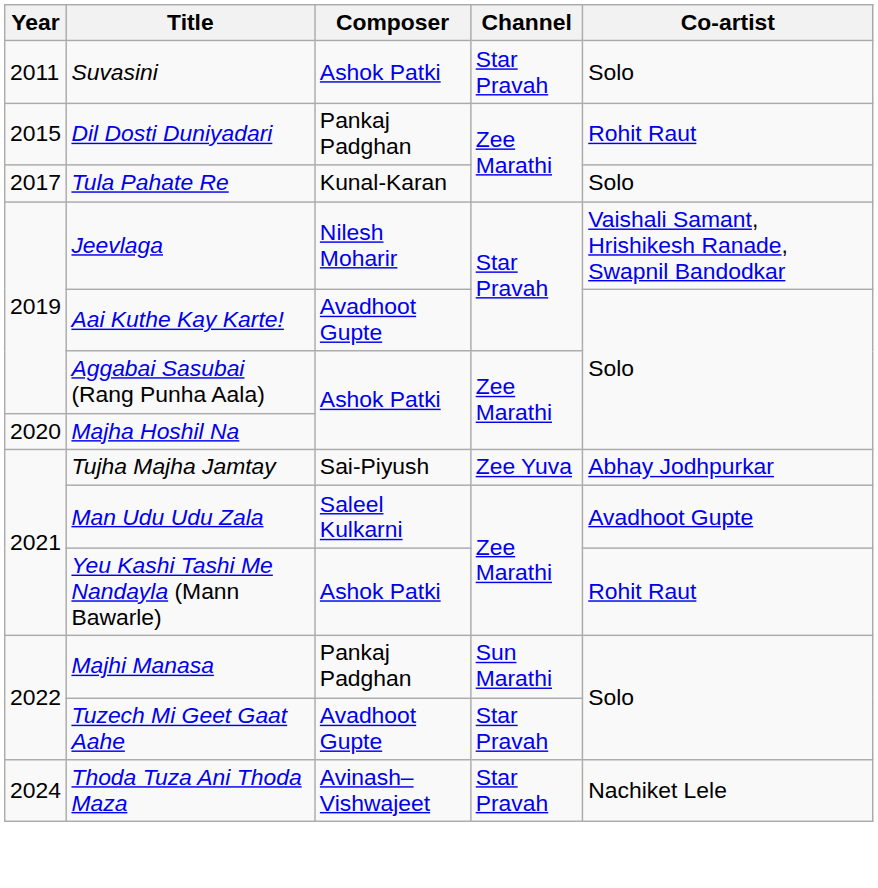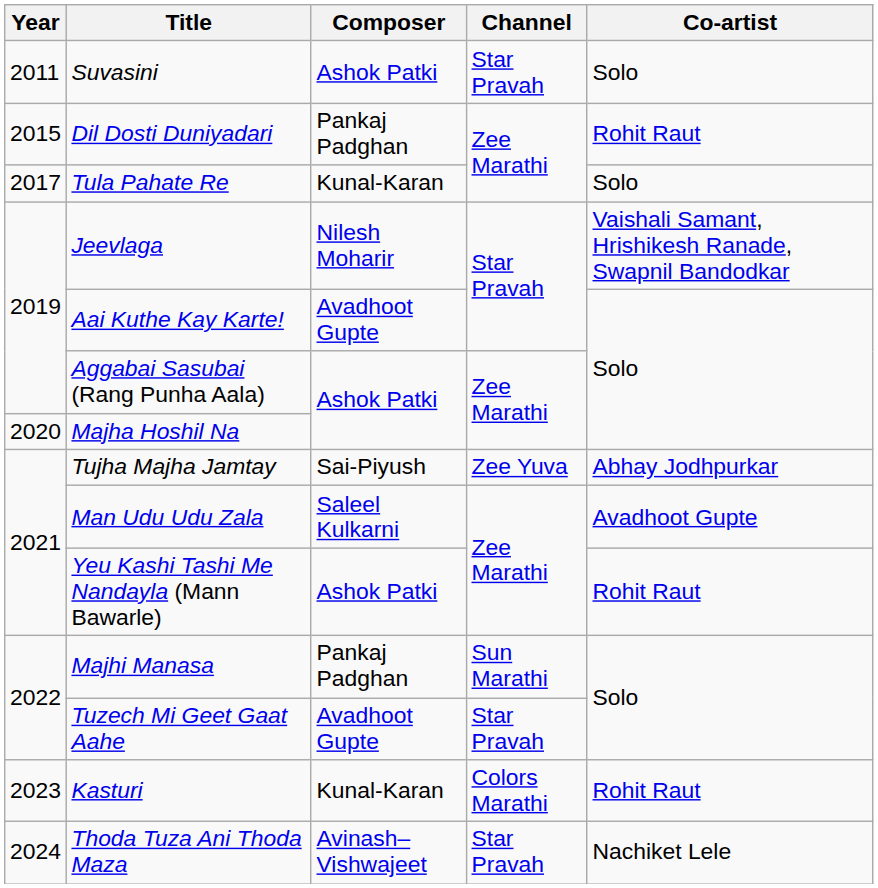+ row: (107, 790)
